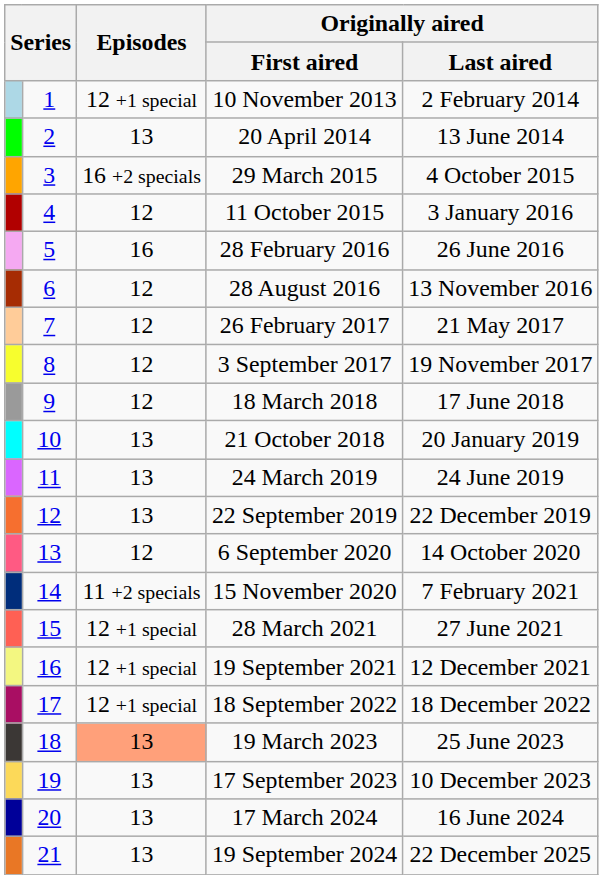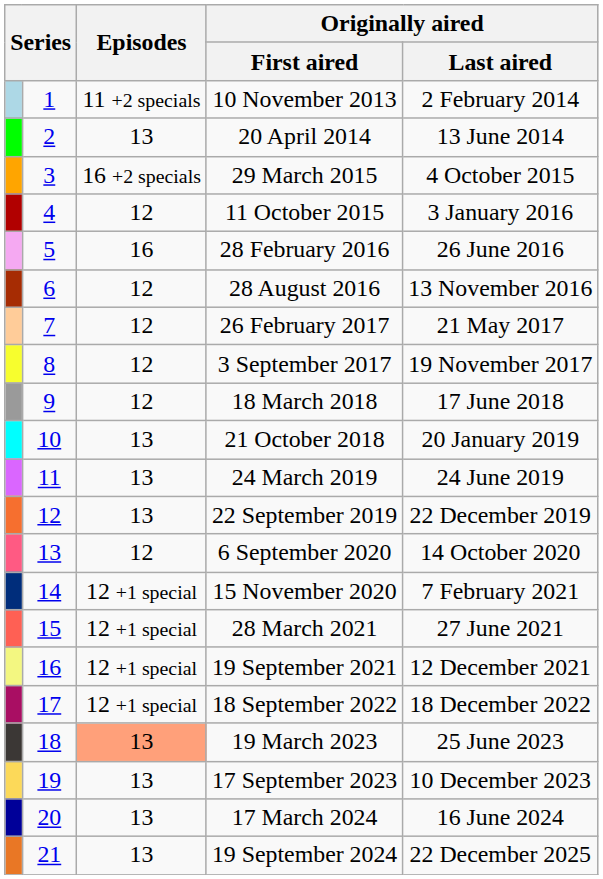(142, 99) 12 +1 special -> (142, 99) 11 +2 specials
(142, 590) 11 +2 specials -> (142, 590) 12 +1 special
